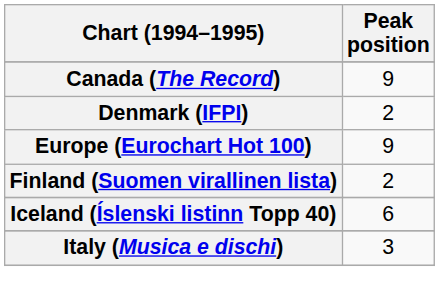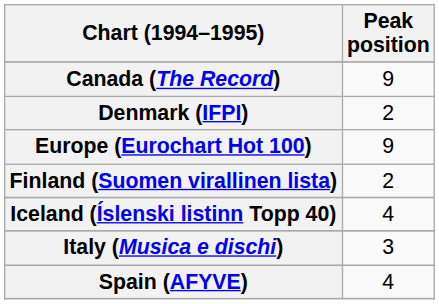(388, 214) 6 -> (388, 214) 4
+ row: (173, 281)
